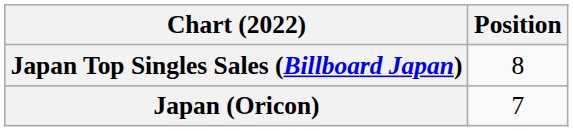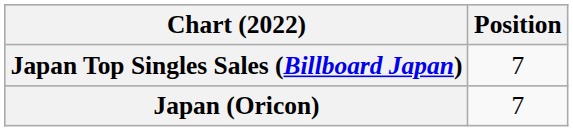(518, 65) 8 -> (518, 65) 7
